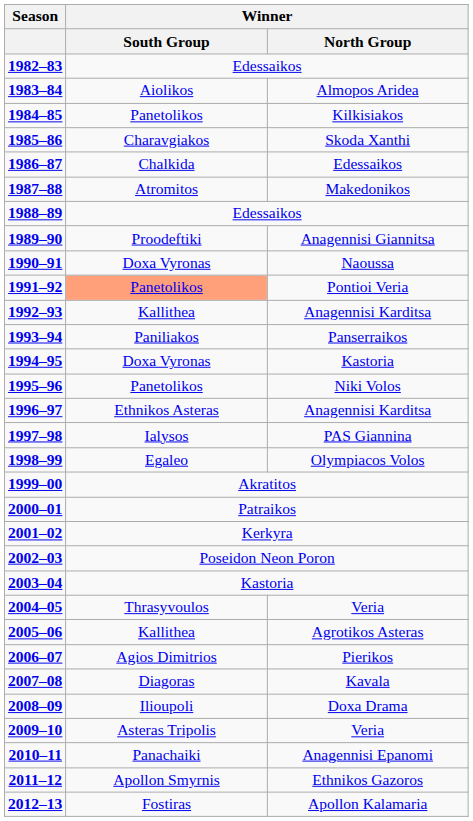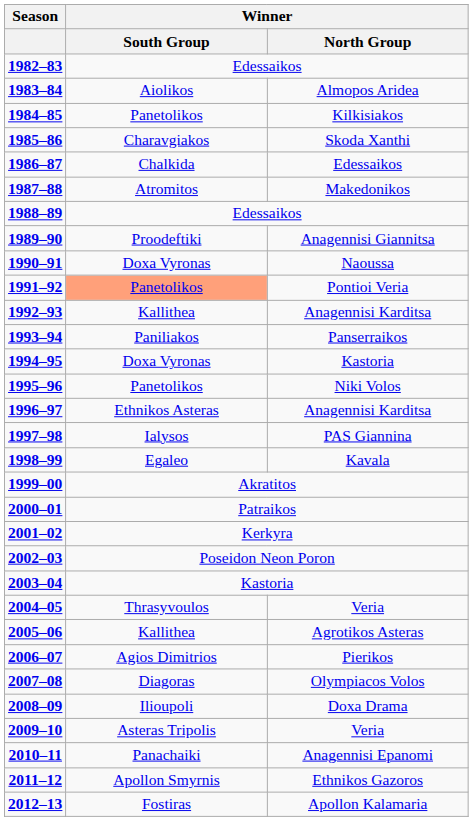(368, 459) Olympiacos Volos -> (368, 459) Kavala
(368, 681) Kavala -> (368, 681) Olympiacos Volos
